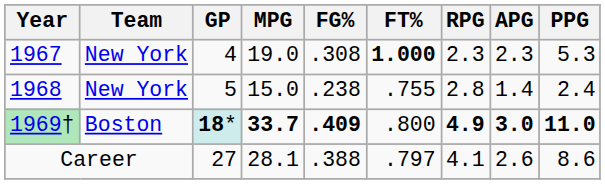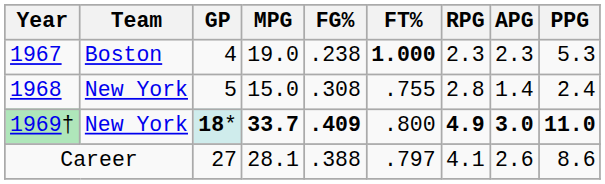(136, 57) New York -> (124, 57) Boston
(335, 57) .308 -> (335, 57) .238
(335, 92) .238 -> (335, 92) .308
(124, 127) Boston -> (136, 127) New York
